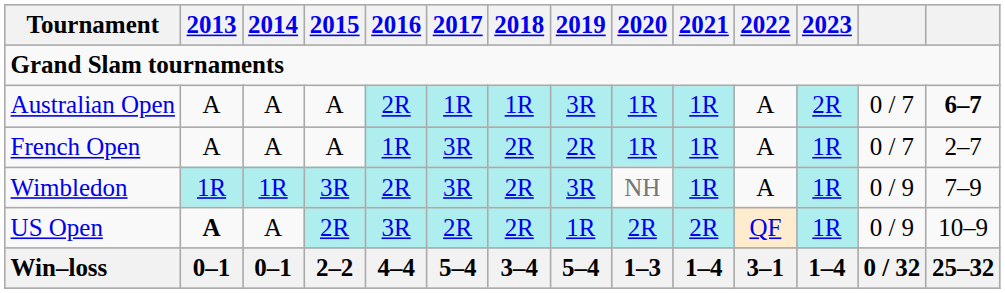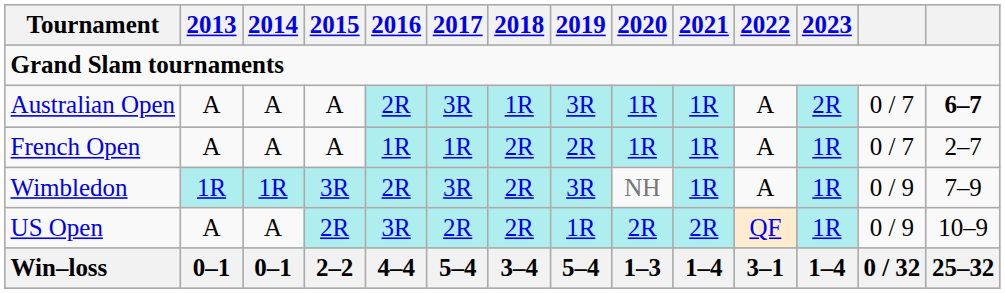(458, 105) 1R -> (458, 105) 3R
(458, 145) 3R -> (458, 145) 1R
(212, 227) bold -> (212, 227) normal
